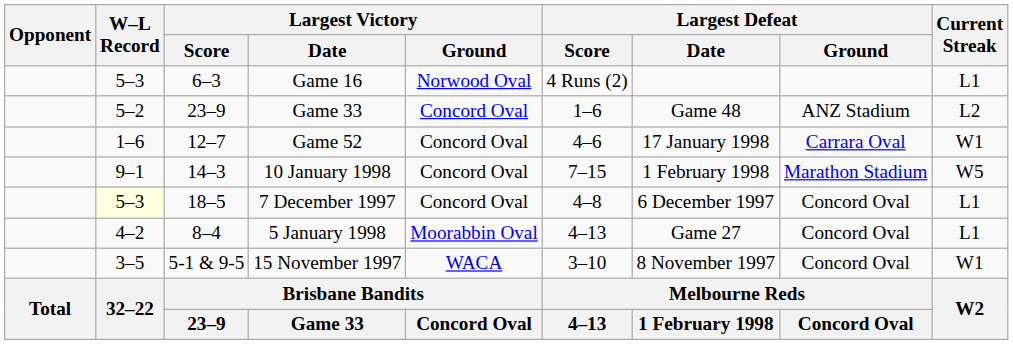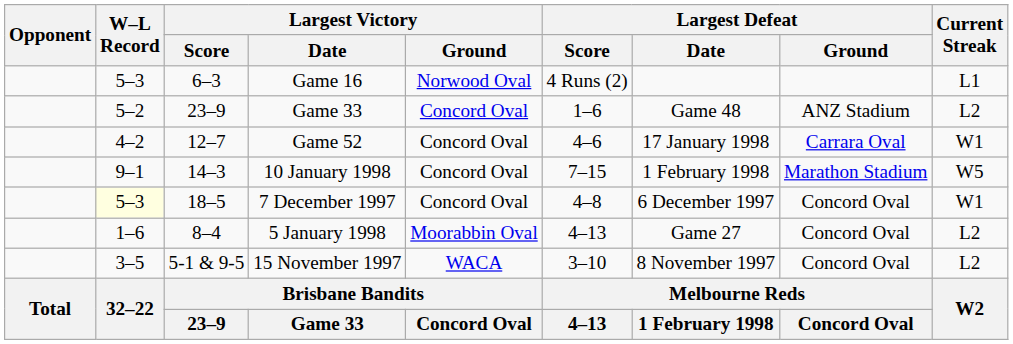(130, 141) 1–6 -> (130, 141) 4–2
(970, 202) L1 -> (970, 202) W1
(130, 232) 4–2 -> (130, 232) 1–6
(970, 232) L1 -> (970, 232) L2
(970, 263) W1 -> (970, 263) L2
